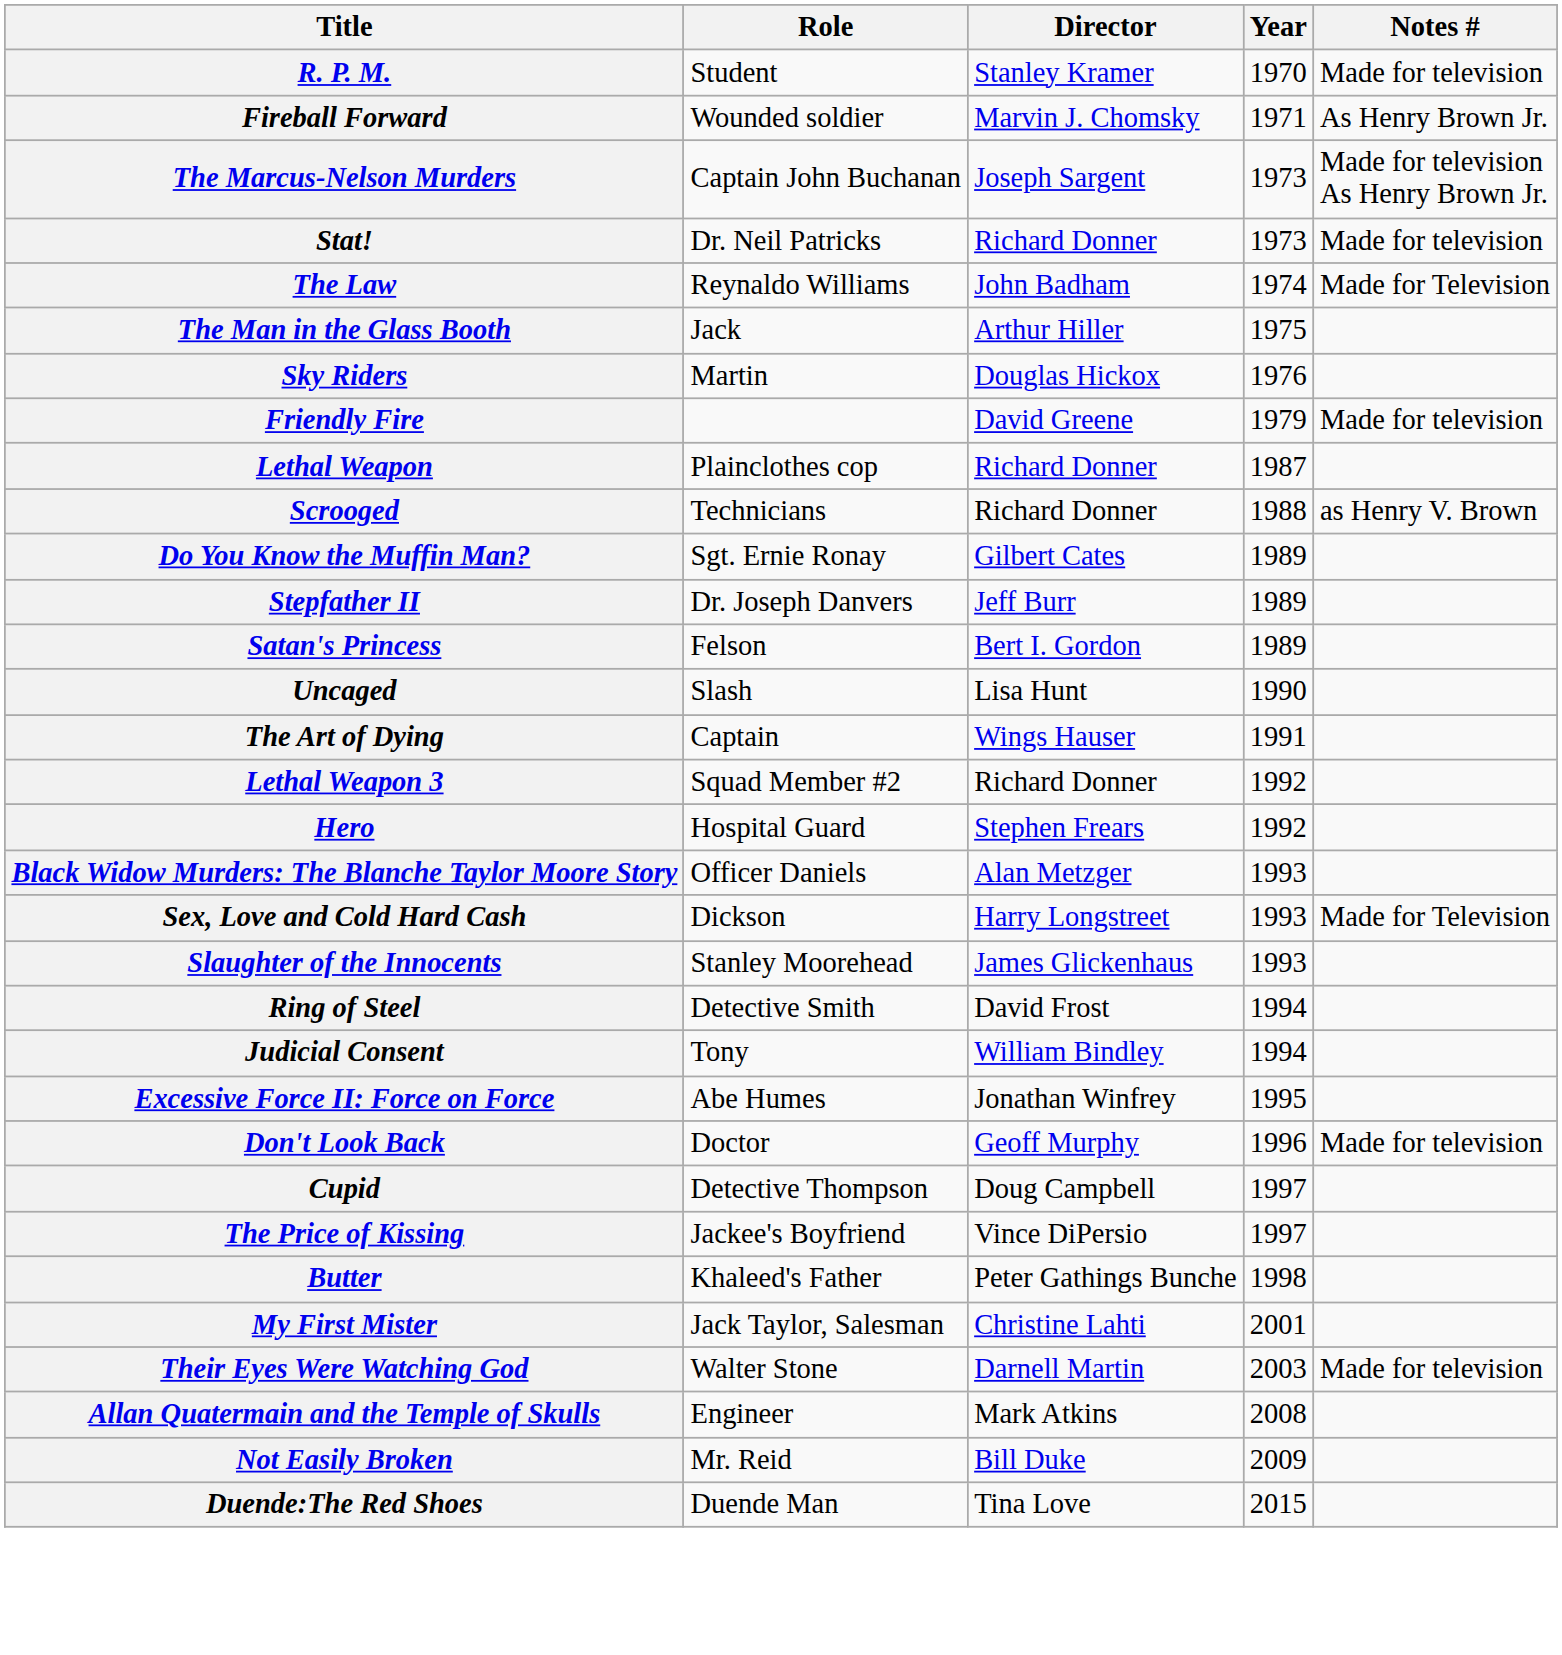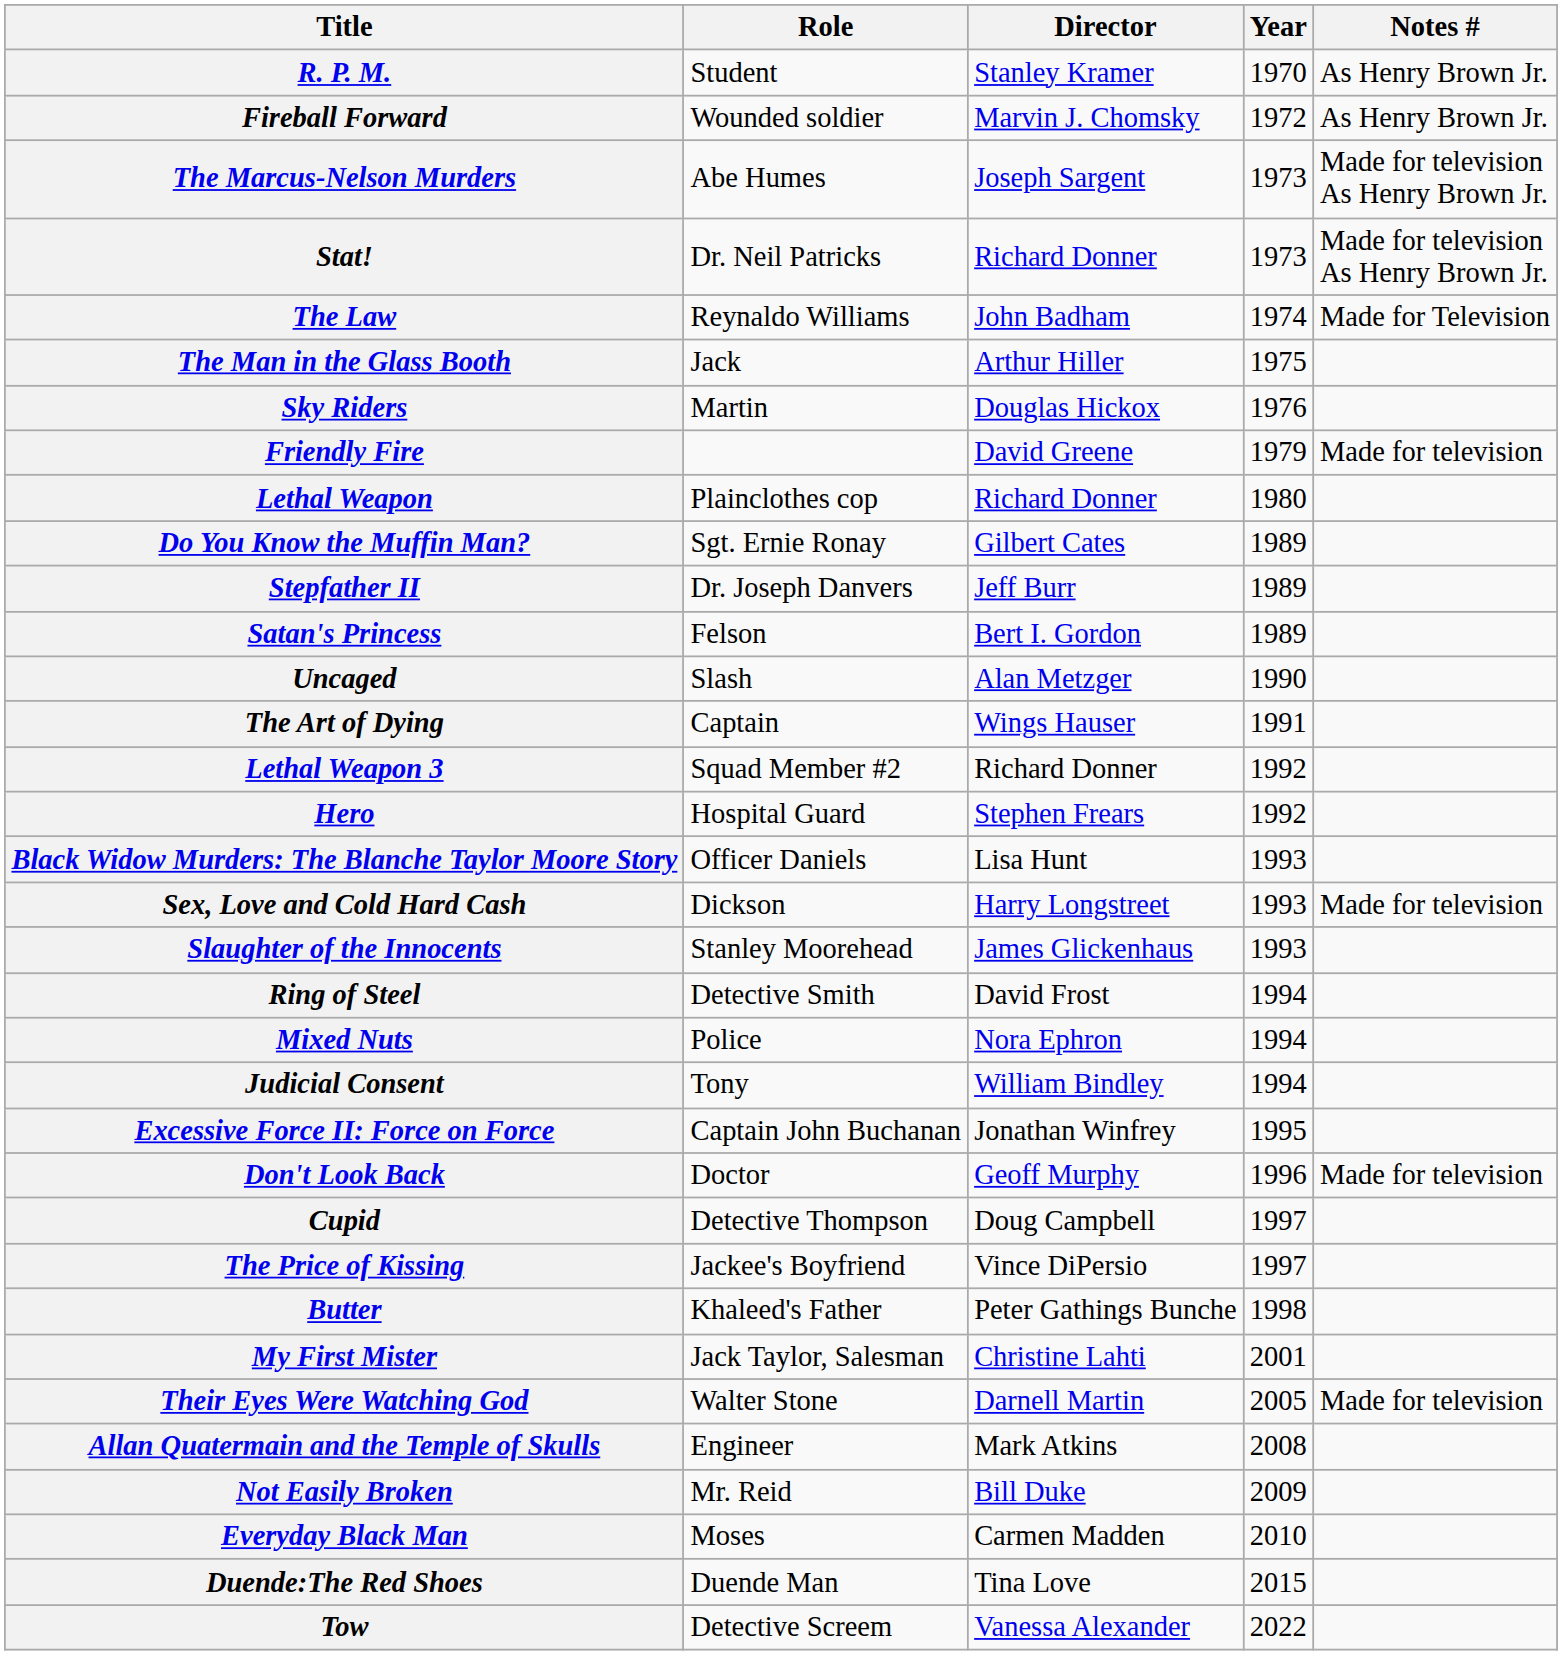(1431, 72) Made for television -> (1434, 72) As Henry Brown Jr.
(1278, 117) 1971 -> (1278, 117) 1972
(826, 178) Captain John Buchanan -> (758, 178) Abe Humes
(1431, 239) Made for television -> (1434, 255) Made for television As Henry Brown Jr.
(1278, 465) 1987 -> (1278, 497) 1980
- row: (344, 510)
(1031, 691) Lisa Hunt -> (1053, 678) Alan Metzger
(1053, 872) Alan Metzger -> (1031, 859) Lisa Hunt
(1435, 917) Made for Television -> (1431, 904) Made for television
+ row: (344, 1039)
(758, 1097) Abe Humes -> (826, 1130) Captain John Buchanan
(1278, 1368) 2003 -> (1278, 1401) 2005
+ row: (344, 1536)
+ row: (344, 1626)
